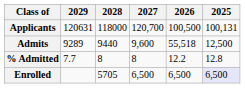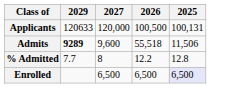- column: (112, 12)
(78, 28) 120631 -> (78, 28) 120633
(148, 28) 120,700 -> (114, 28) 120,000
(73, 43) normal -> (73, 43) bold
(219, 43) 12,500 -> (185, 43) 11,506
